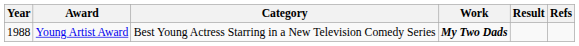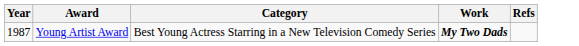- column: (529, 13)
(19, 32) 1988 -> (19, 32) 1987
